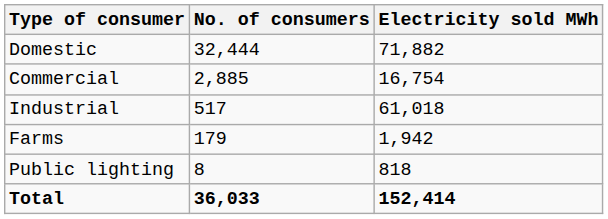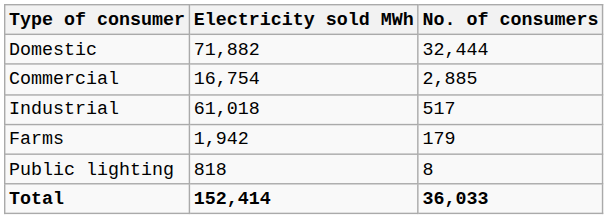columns swapped: (282, 20) <-> (489, 20)
